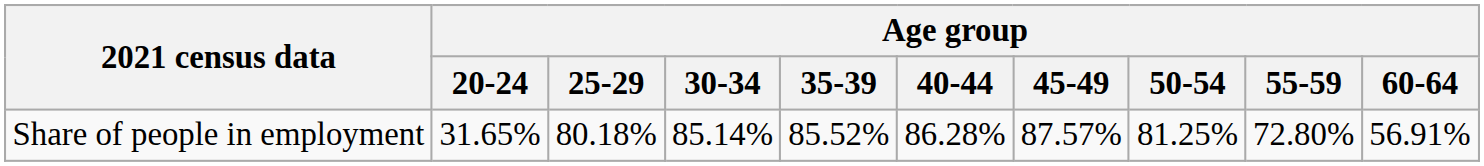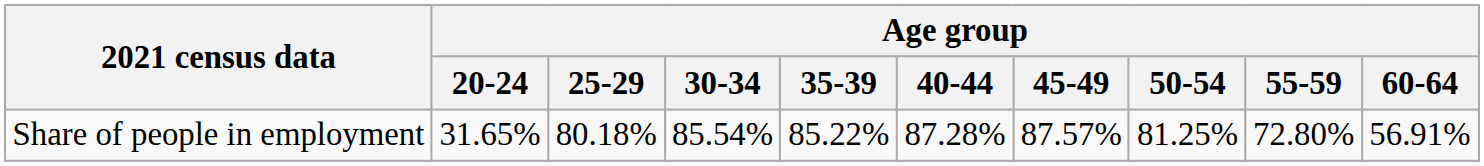(722, 134) 85.14% -> (722, 134) 85.54%
(839, 134) 85.52% -> (839, 134) 85.22%
(955, 134) 86.28% -> (955, 134) 87.28%
